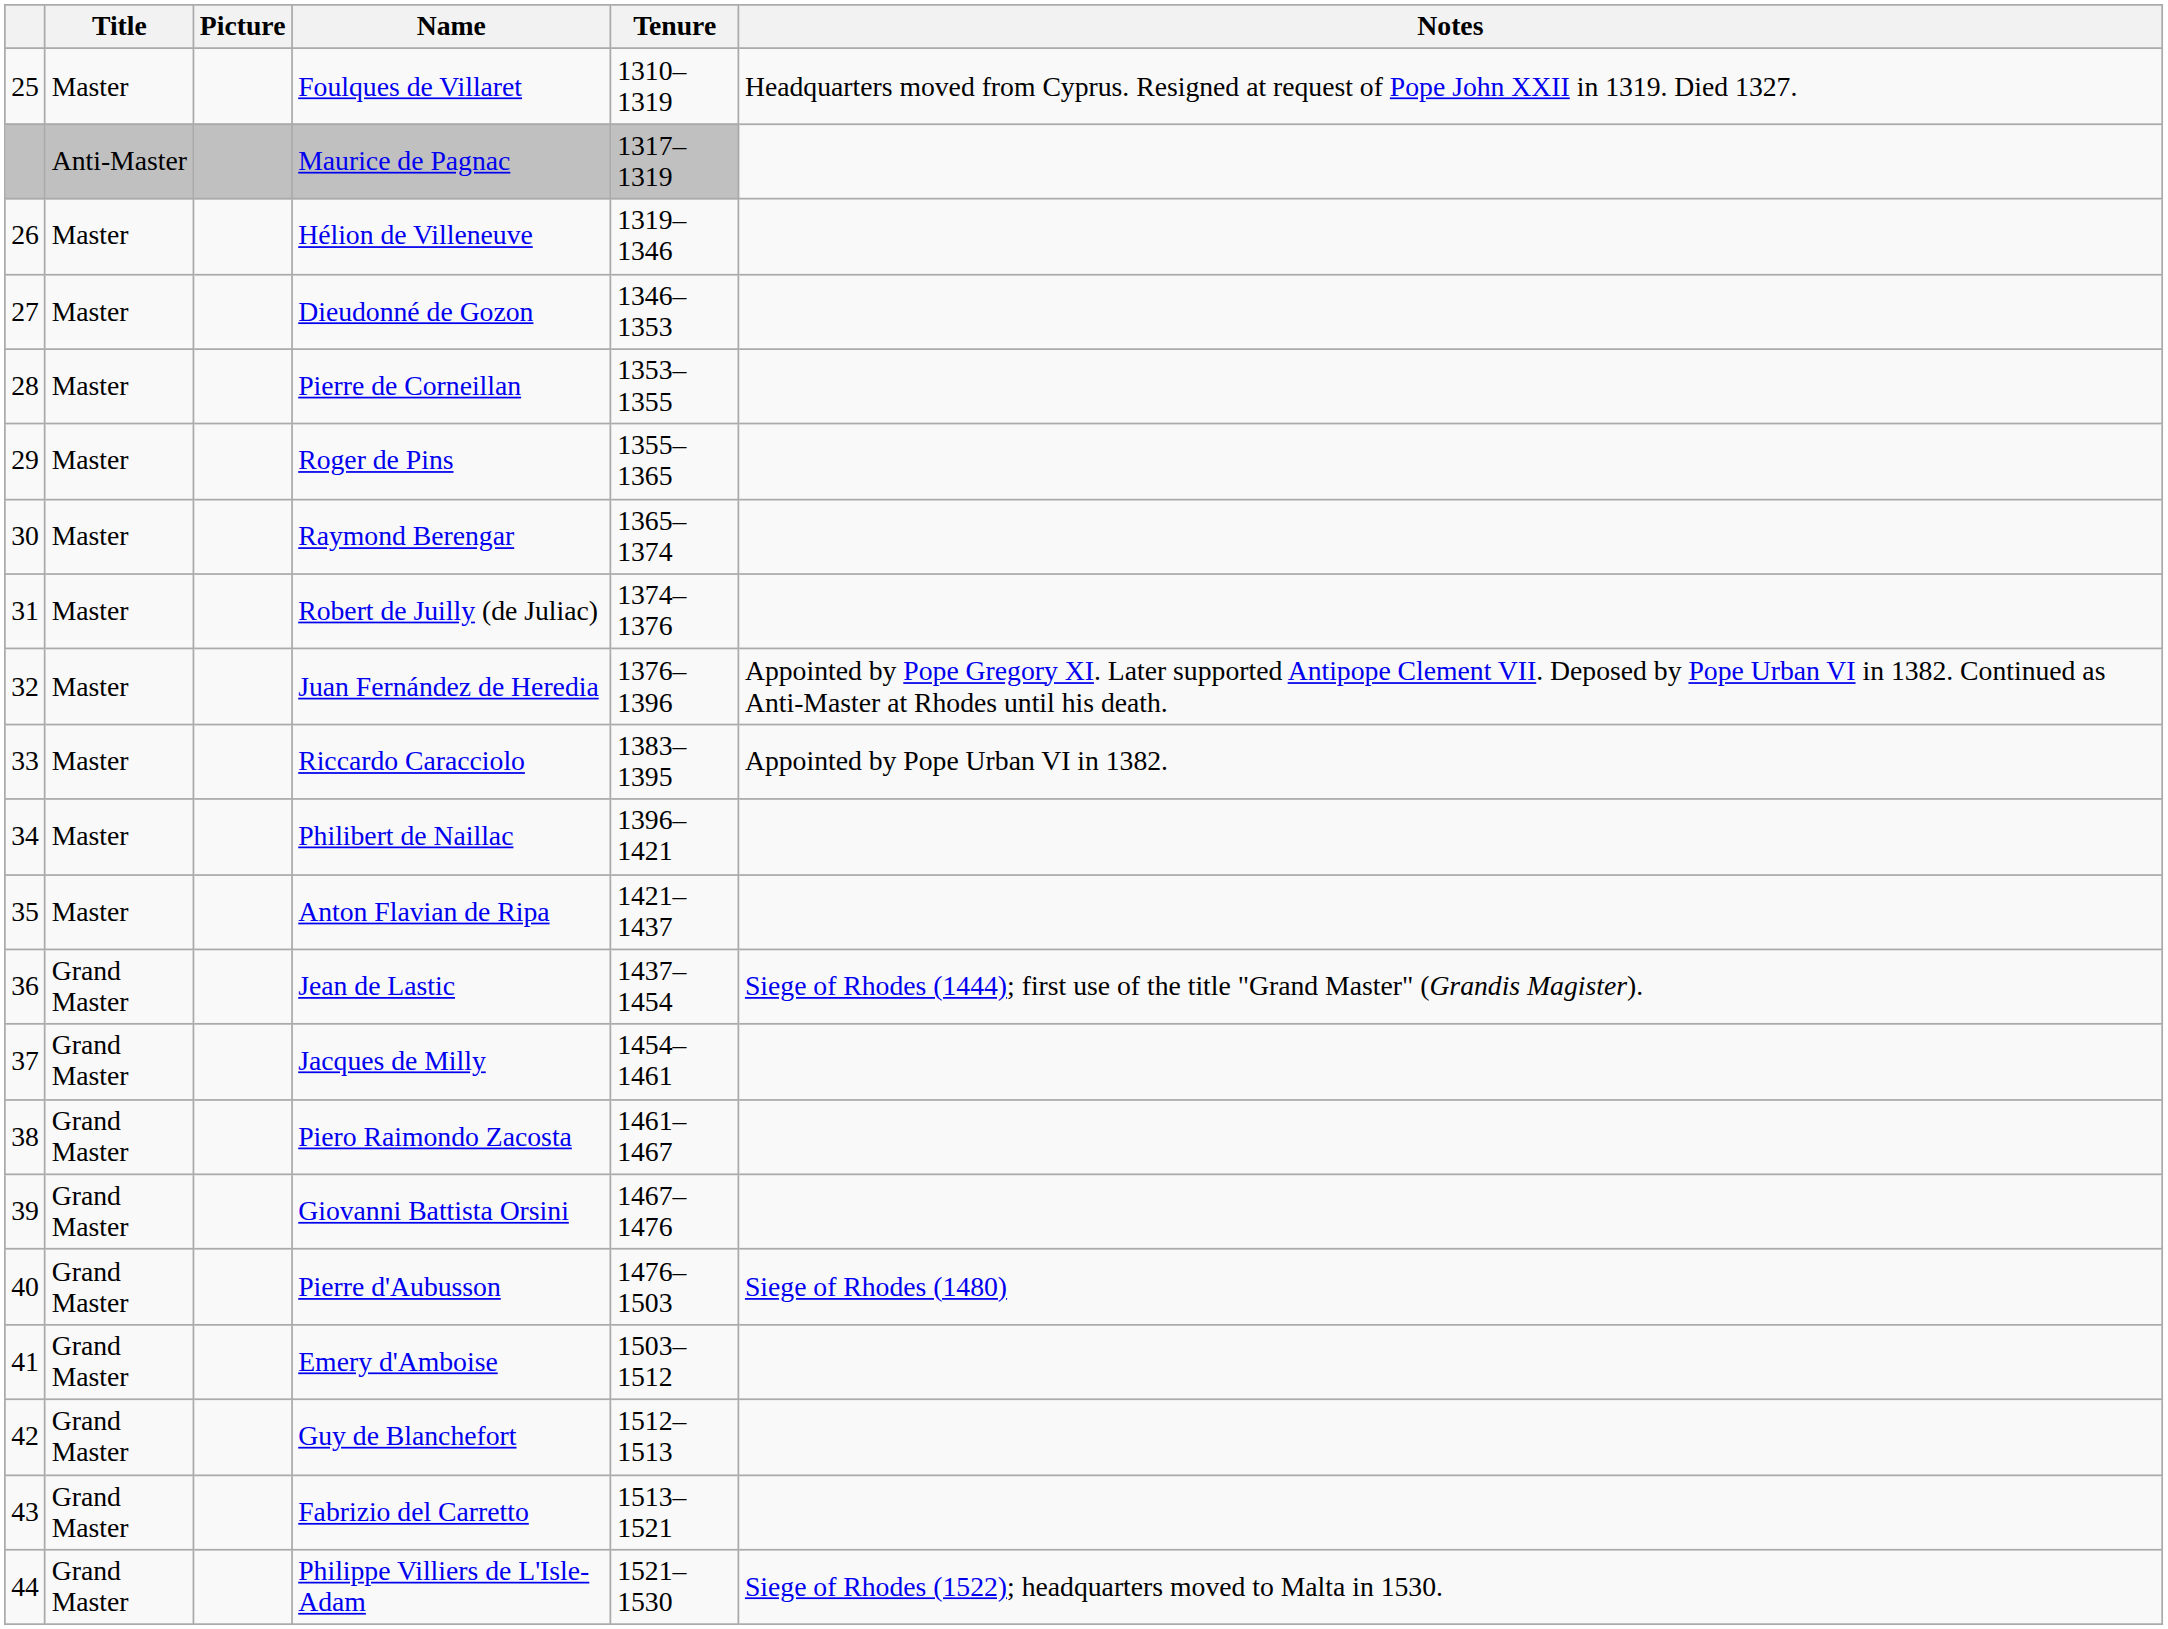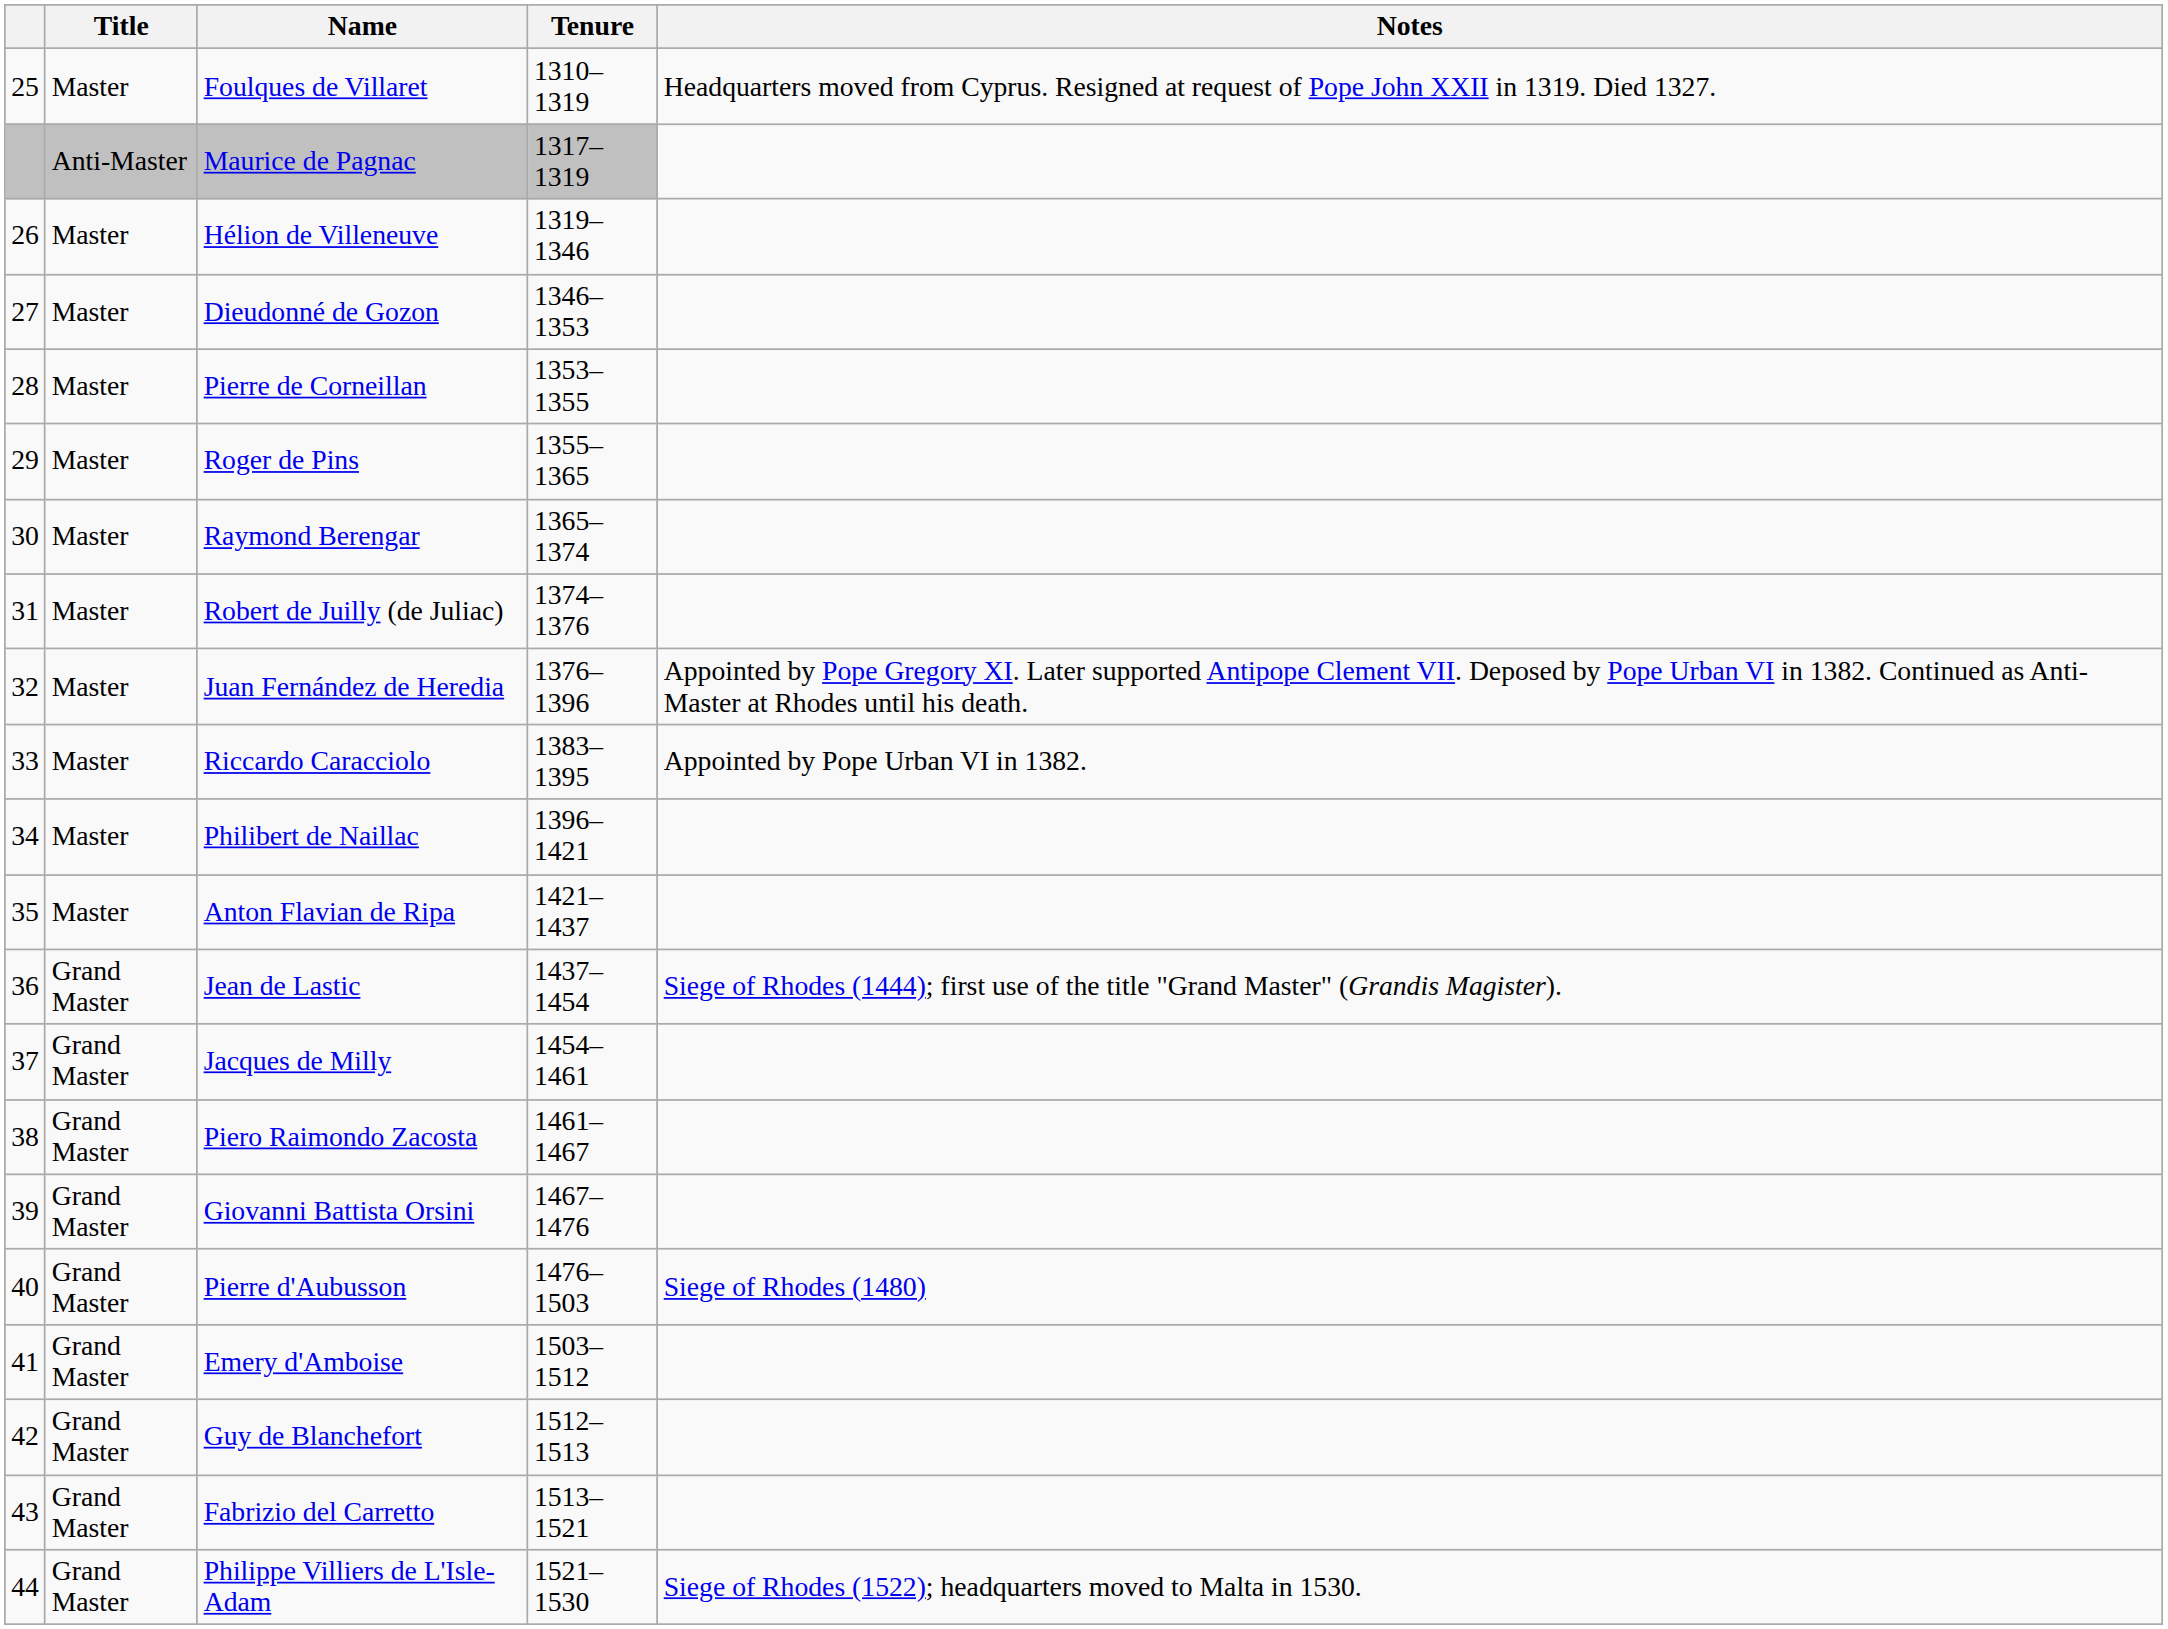- column: (243, 26)
